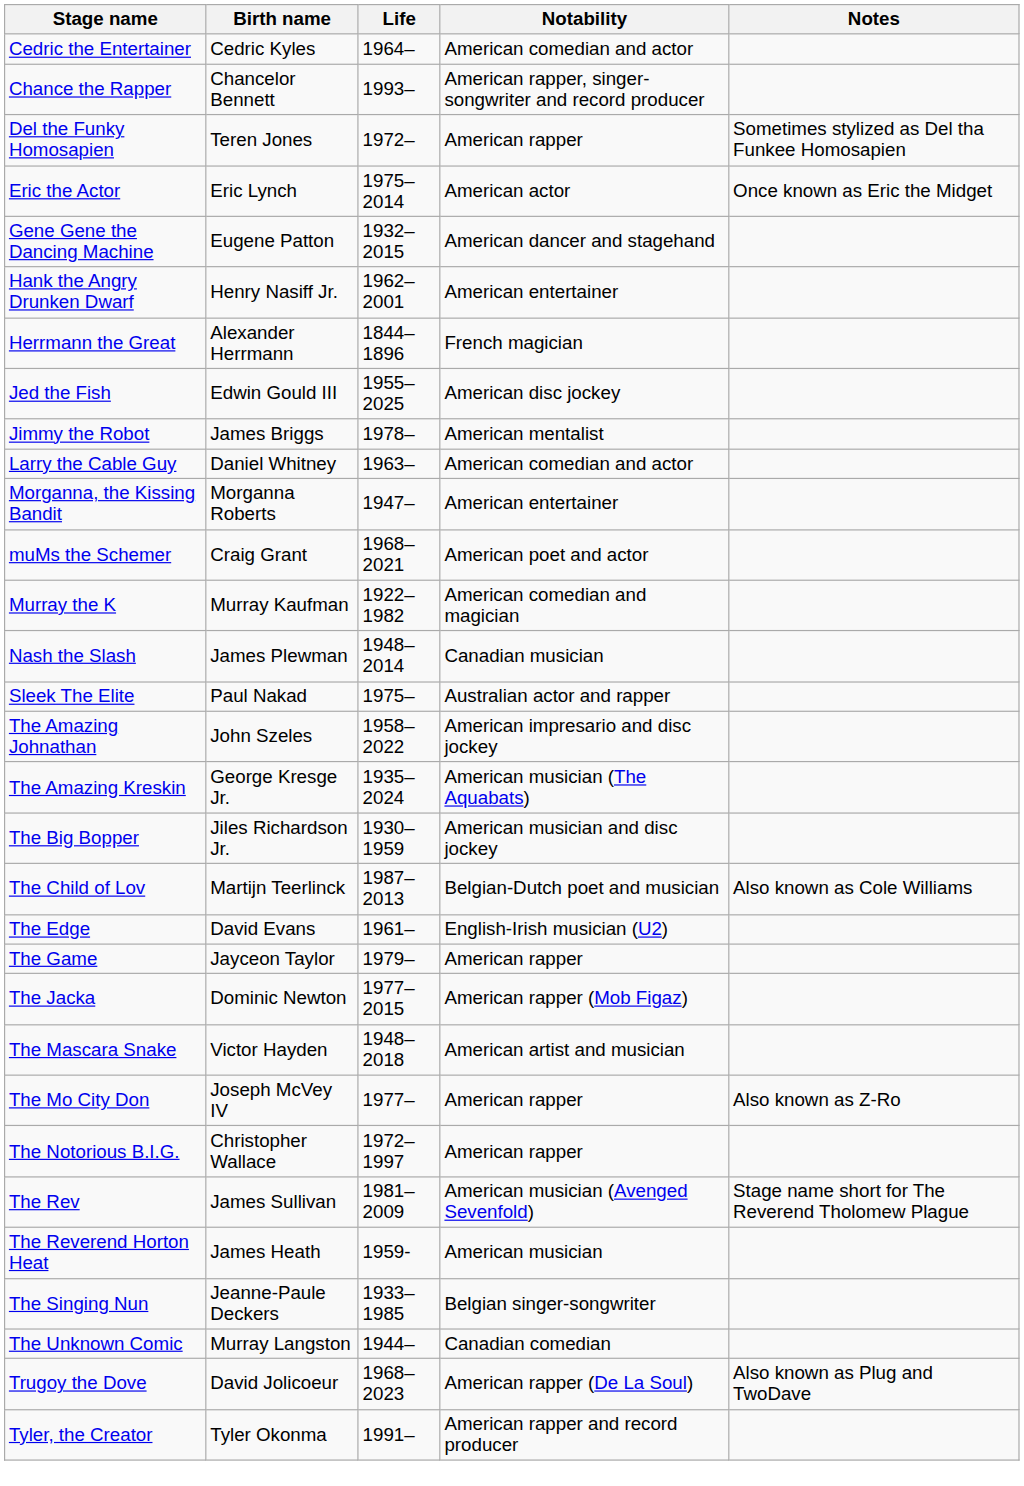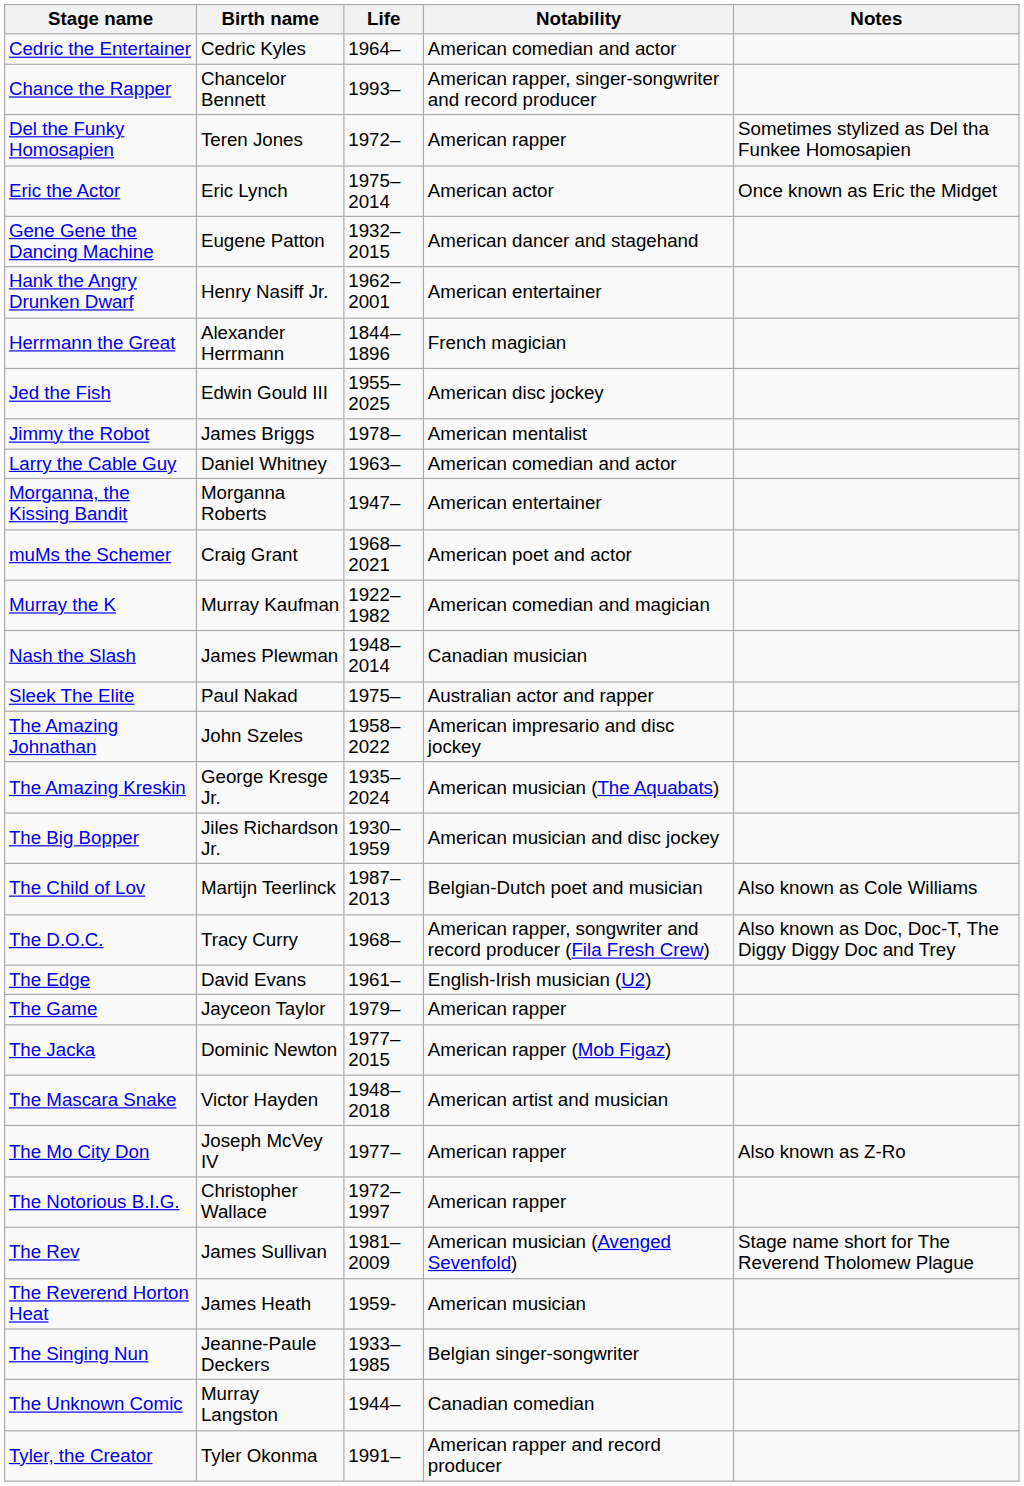+ row: (56, 939)
- row: (78, 1383)
